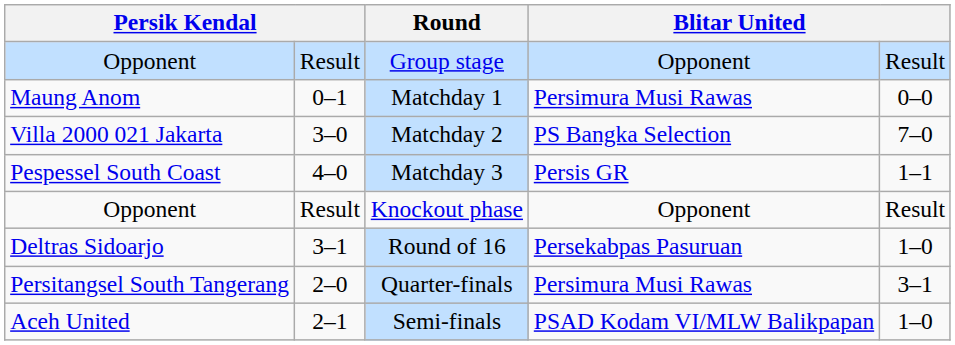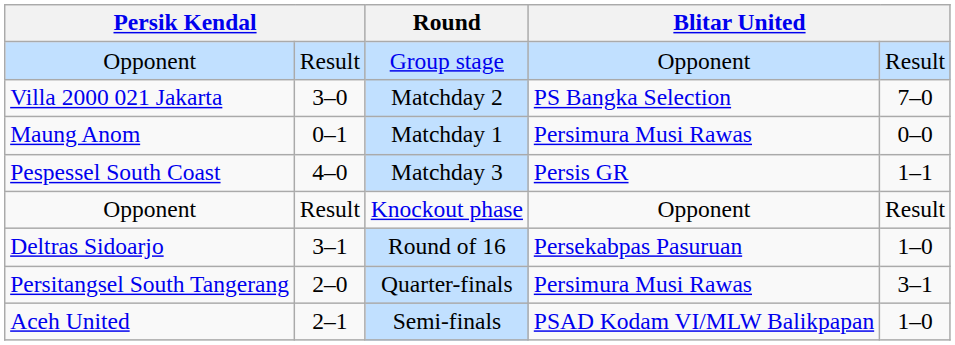rows swapped: (447, 97) <-> (447, 135)
